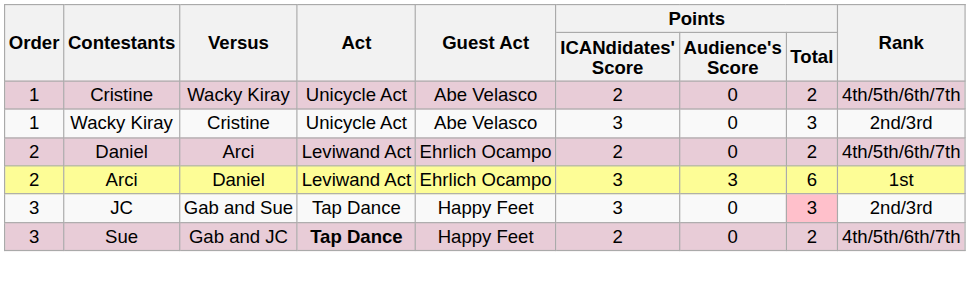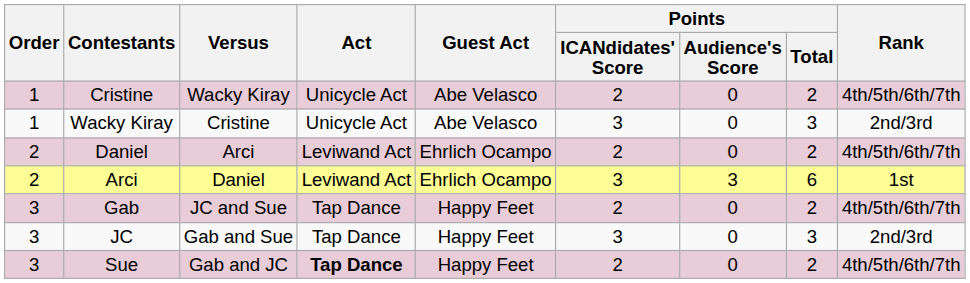+ row: (122, 208)
(812, 208) pink background -> (812, 236) no background
